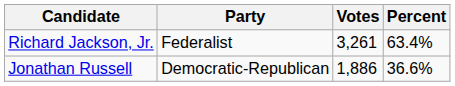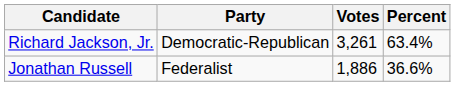(197, 42) Federalist -> (245, 42) Democratic-Republican
(245, 68) Democratic-Republican -> (197, 68) Federalist
